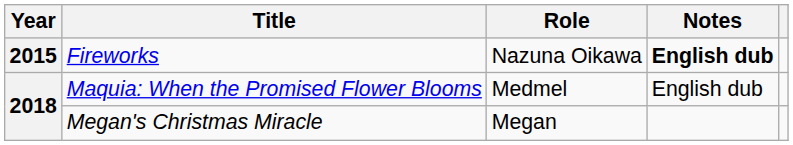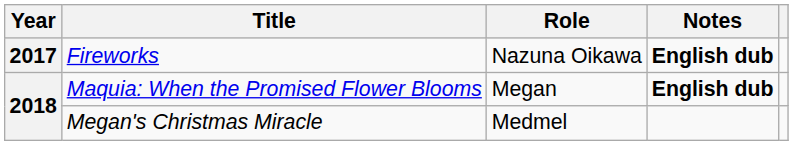(33, 55) 2015 -> (33, 55) 2017
(529, 88) Medmel -> (524, 88) Megan
(707, 88) normal -> (713, 88) bold
(524, 122) Megan -> (529, 122) Medmel
